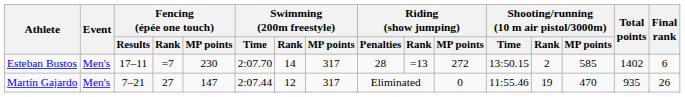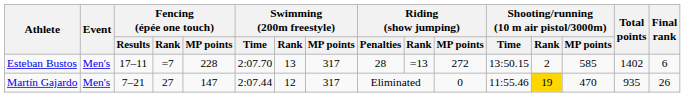(209, 64) 230 -> (209, 64) 228
(290, 64) 14 -> (290, 64) 13
(547, 82) no background -> (547, 82) gold background
